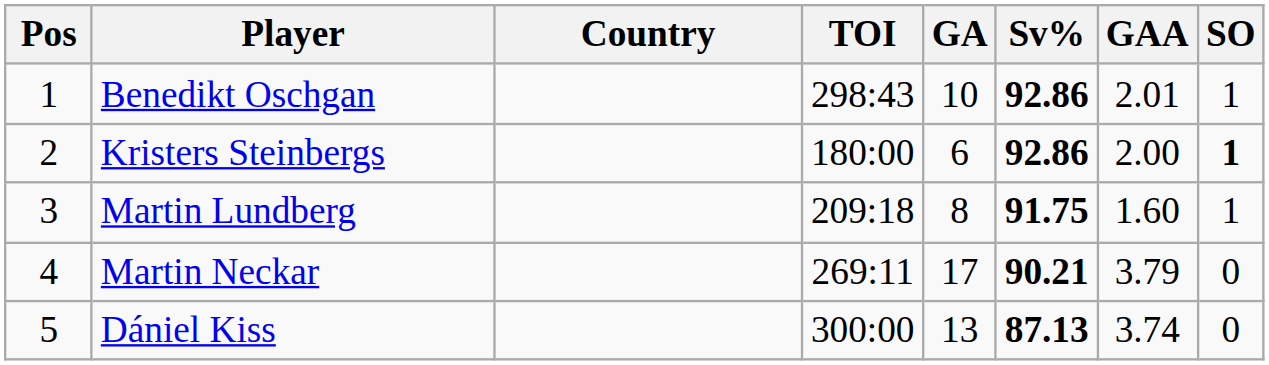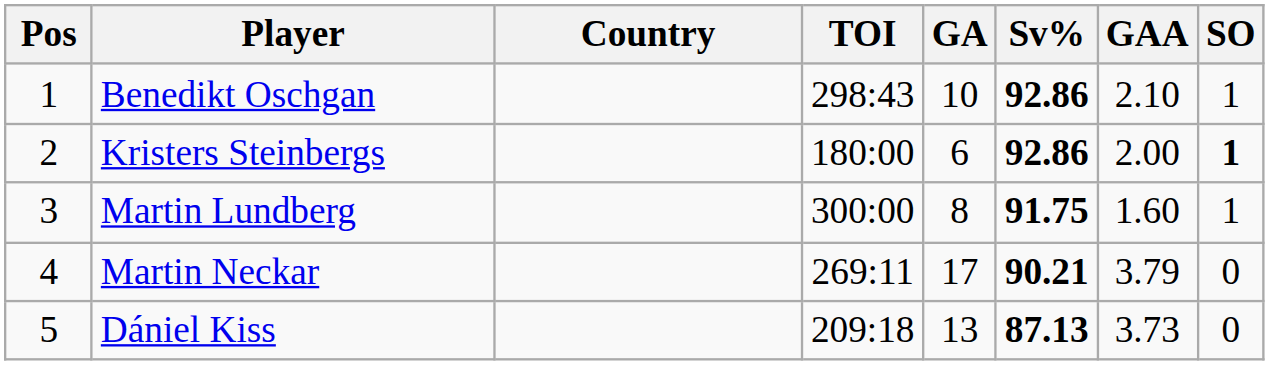(1147, 93) 2.01 -> (1147, 93) 2.10
(863, 211) 209:18 -> (863, 211) 300:00
(863, 329) 300:00 -> (863, 329) 209:18
(1147, 329) 3.74 -> (1147, 329) 3.73
